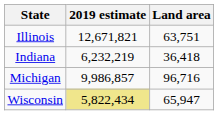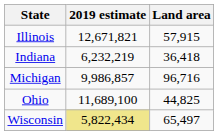(182, 36) 63,751 -> (182, 36) 57,915
+ row: (35, 99)
(182, 99) 65,947 -> (182, 120) 65,497
